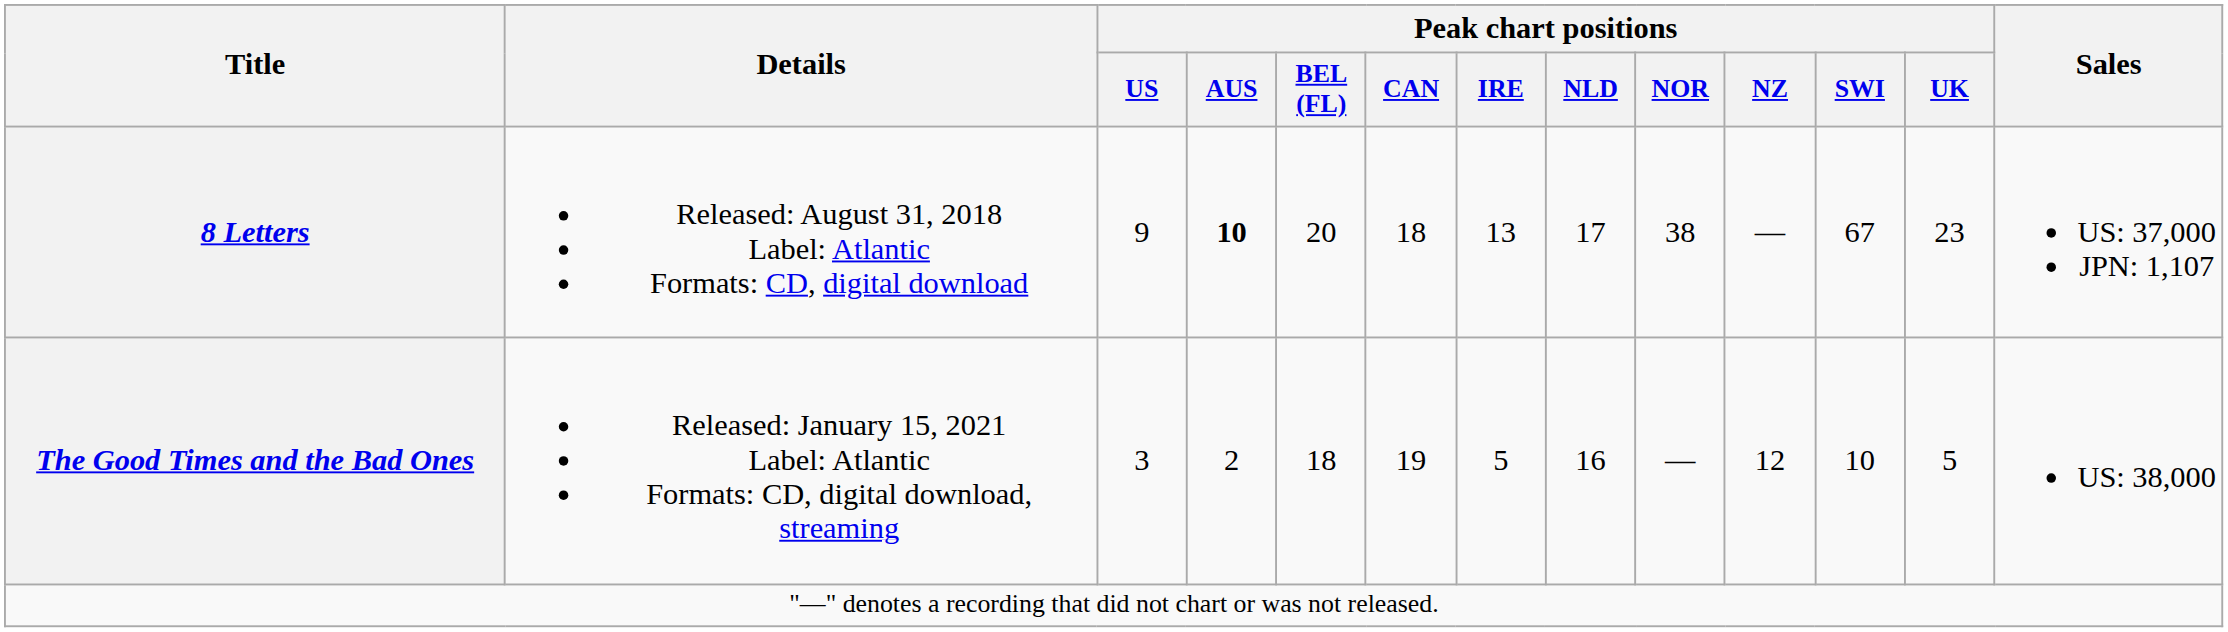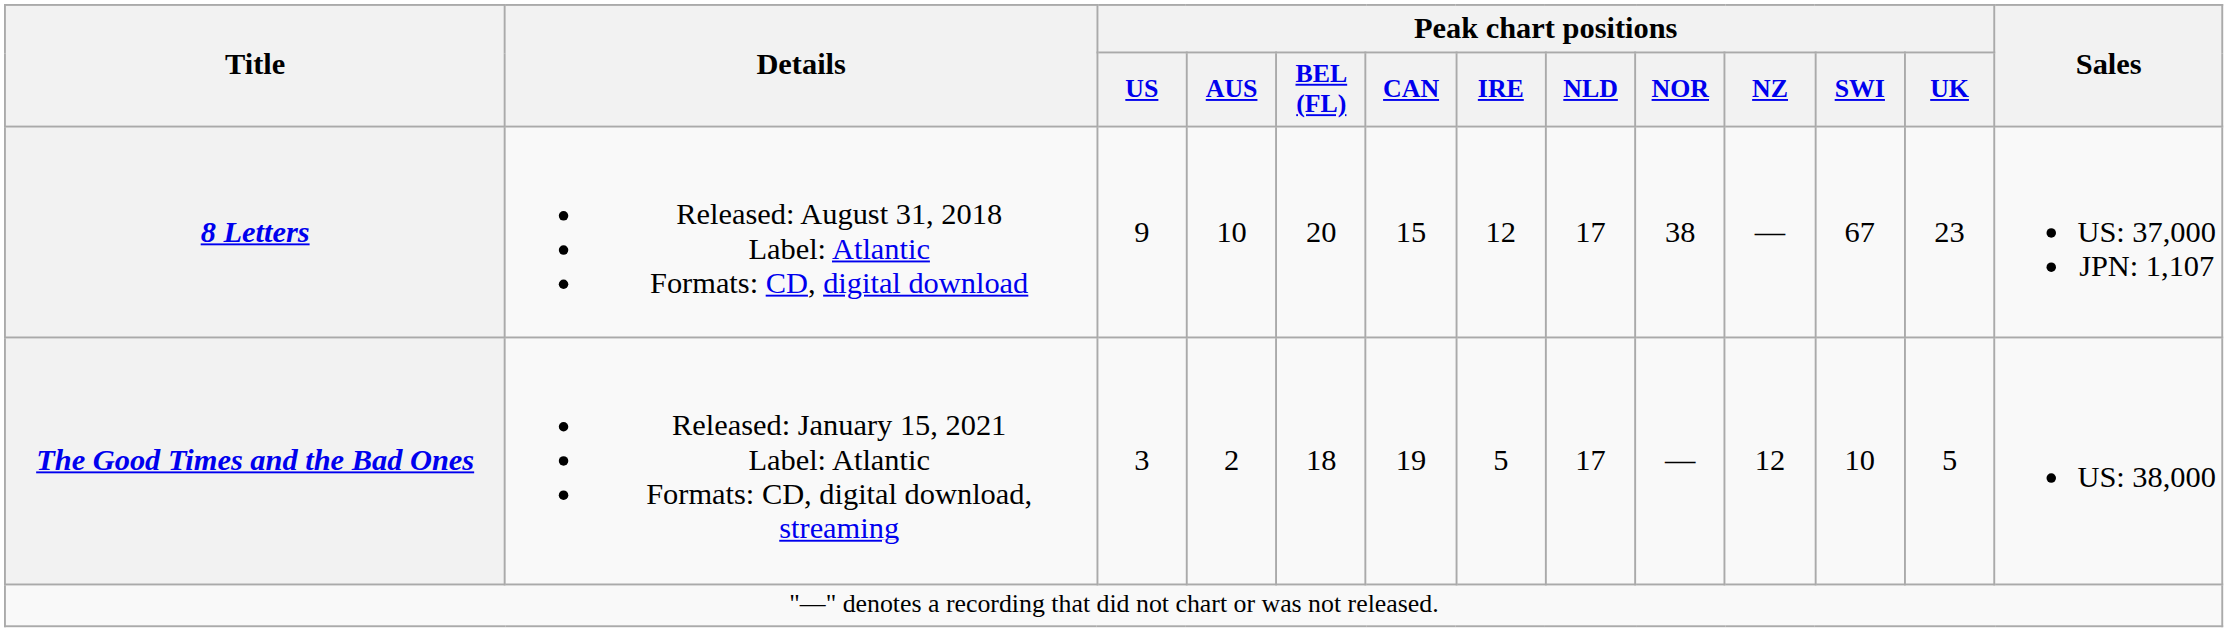(1232, 231) bold -> (1232, 231) normal
(1411, 231) 18 -> (1411, 231) 15
(1501, 231) 13 -> (1501, 231) 12
(1591, 460) 16 -> (1591, 460) 17
